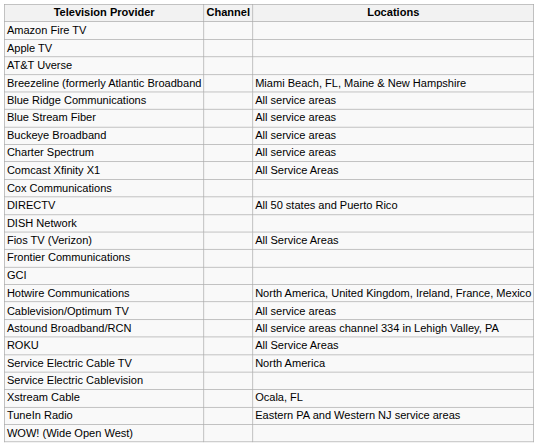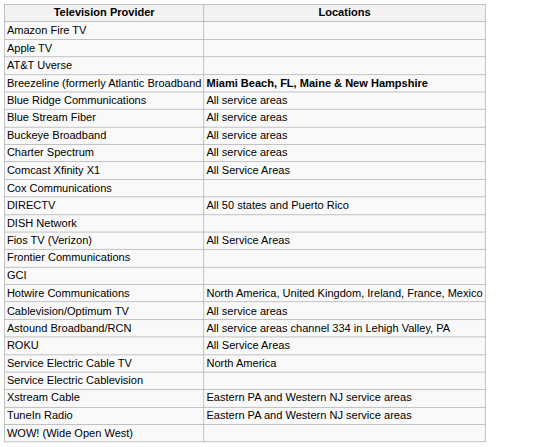- column: (228, 13)
(361, 83) normal -> (317, 83) bold
(279, 398) Ocala, FL -> (309, 398) Eastern PA and Western NJ service areas
